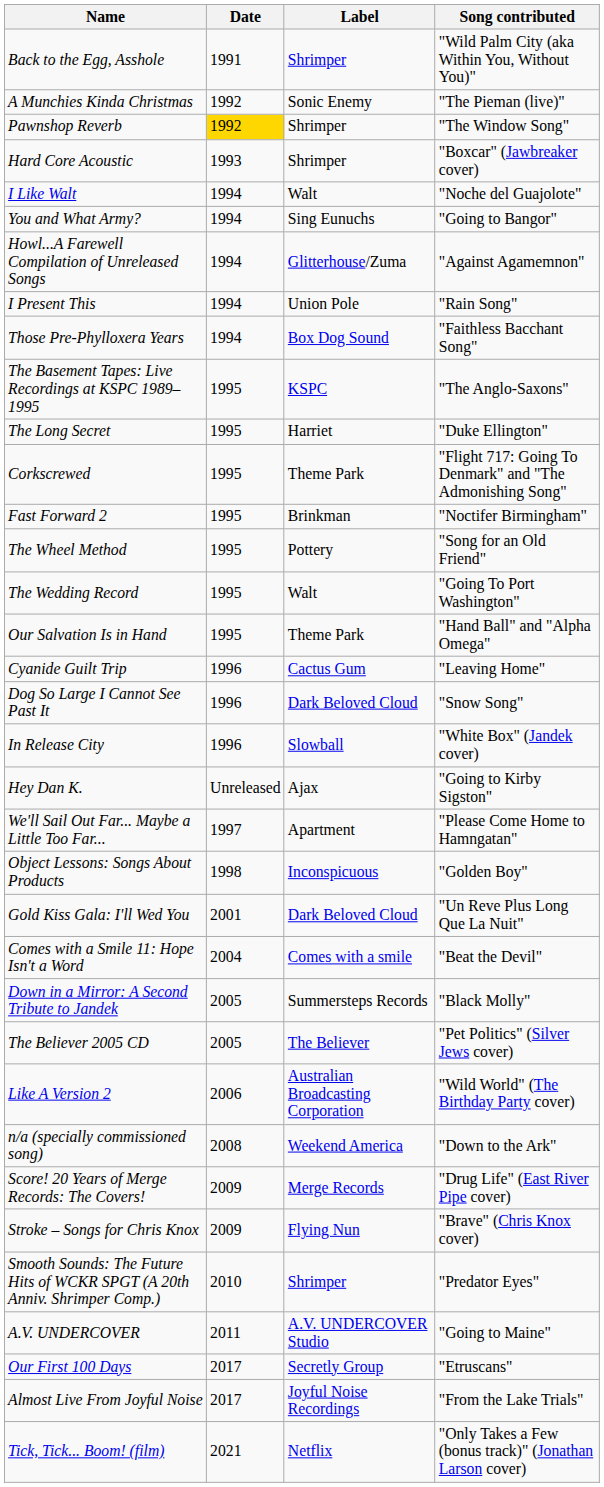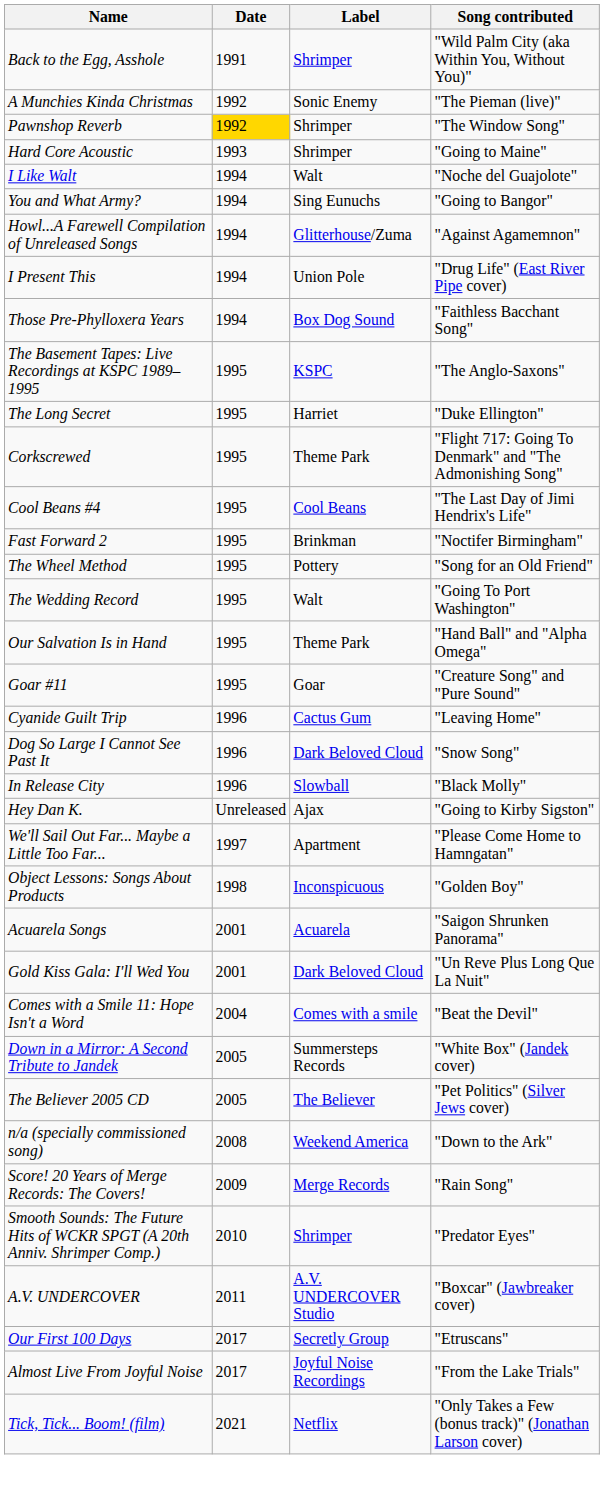(508, 160) "Boxcar" (Jawbreaker cover) -> (491, 151) "Going to Maine"
(478, 304) "Rain Song" -> (510, 277) "Drug Life" (East River Pipe cover)
+ row: (54, 507)
+ row: (38, 685)
(506, 745) "White Box" (Jandek cover) -> (480, 786) "Black Molly"
+ row: (57, 929)
(485, 1000) "Black Molly" -> (502, 1057) "White Box" (Jandek cover)
- row: (59, 1094)
(514, 1187) "Drug Life" (East River Pipe cover) -> (474, 1184) "Rain Song"
- row: (103, 1230)
(495, 1333) "Going to Maine" -> (504, 1296) "Boxcar" (Jawbreaker cover)
